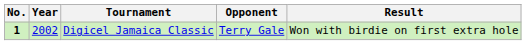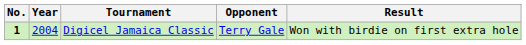(45, 31) 2002 -> (45, 31) 2004
